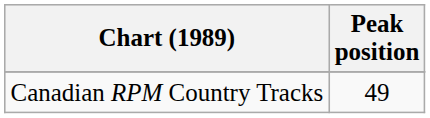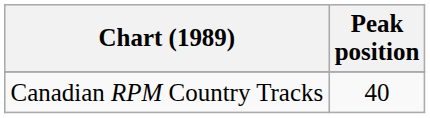(377, 91) 49 -> (377, 91) 40
